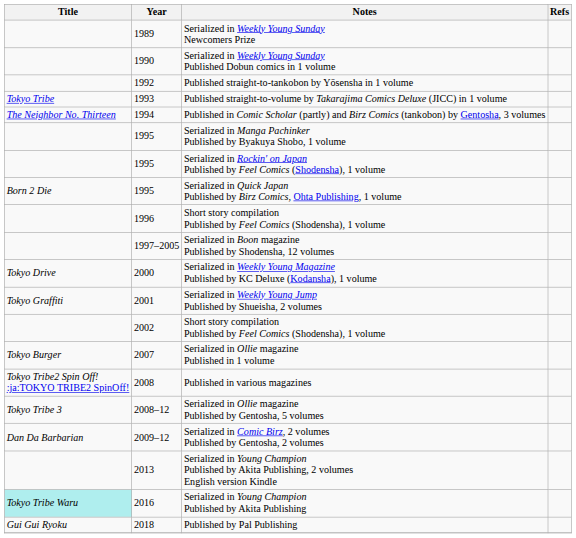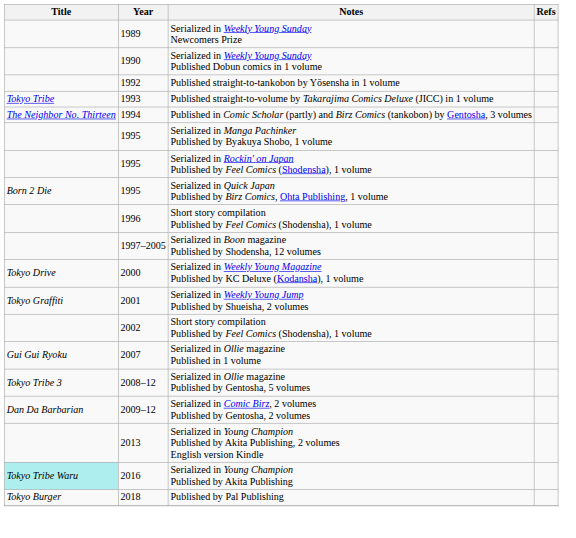(34, 355) Tokyo Burger -> (37, 355) Gui Gui Ryoku
- row: (144, 382)
(37, 524) Gui Gui Ryoku -> (34, 497) Tokyo Burger
